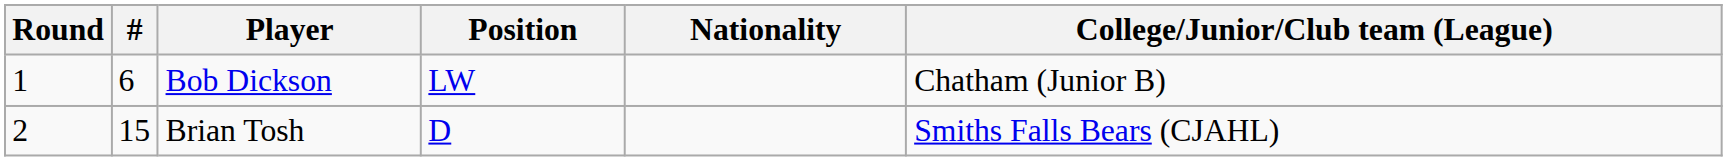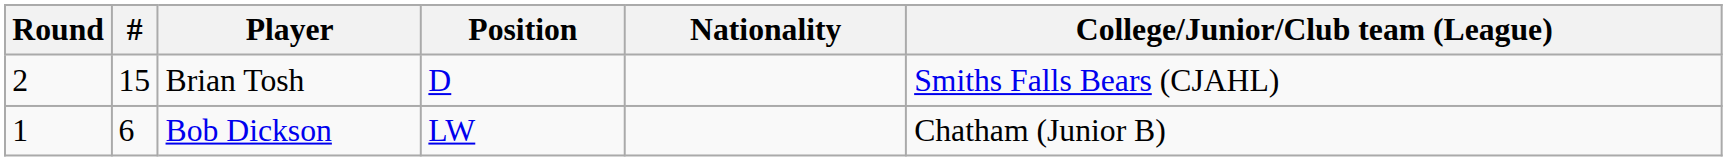rows swapped: (249, 79) <-> (235, 130)
